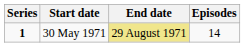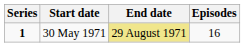(214, 32) 14 -> (214, 32) 16
